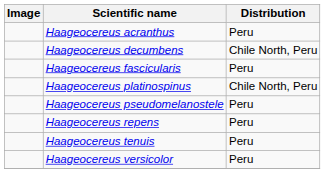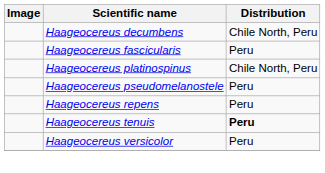- row: (110, 31)
(241, 141) normal -> (242, 123) bold
